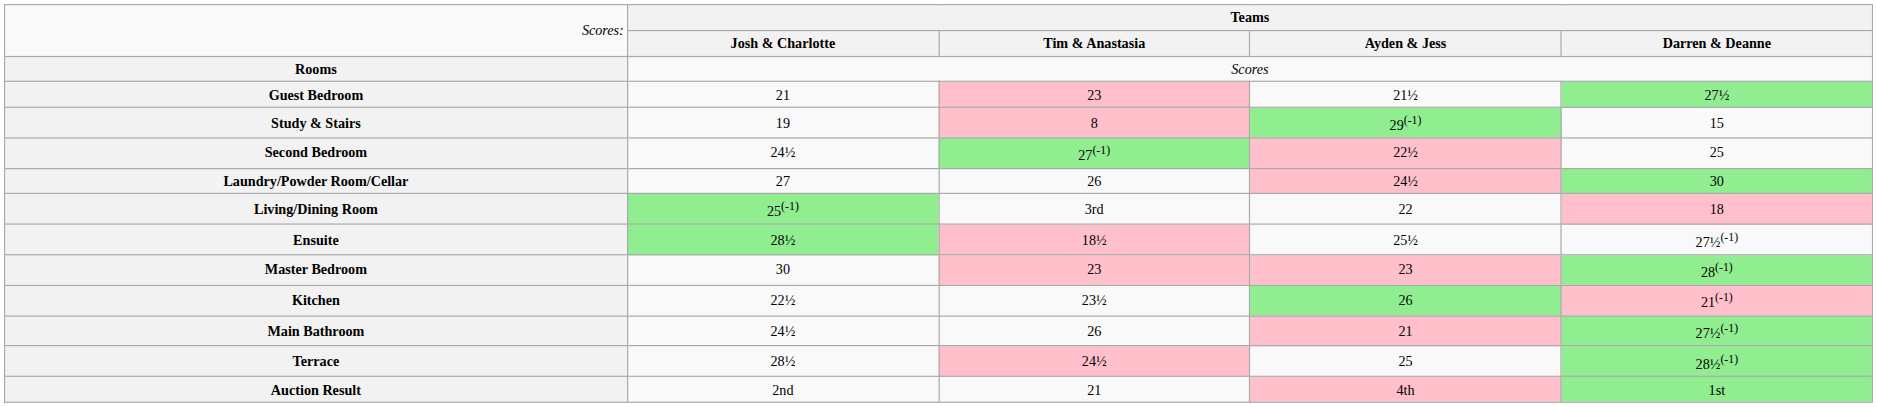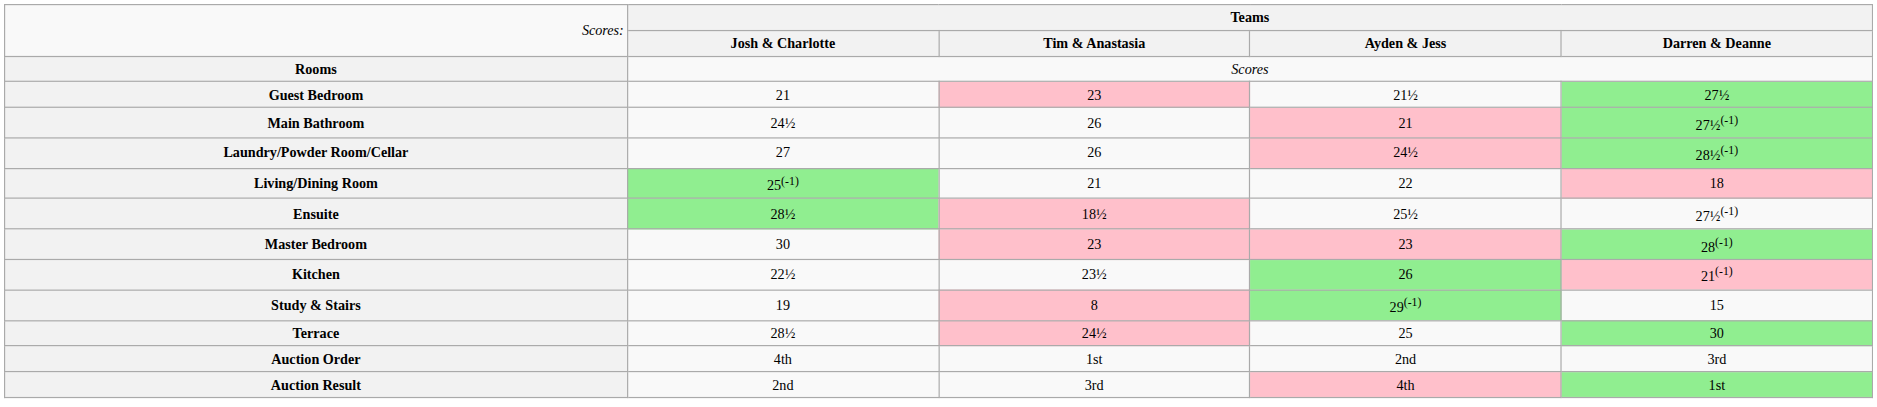rows swapped: (316, 331) <-> (316, 123)
- row: (316, 153)
(1717, 181) 30 -> (1717, 154) 28½(-1)
(1094, 209) 3rd -> (1094, 183) 21
(1717, 362) 28½(-1) -> (1717, 333) 30
+ row: (316, 359)
(1094, 389) 21 -> (1094, 385) 3rd
